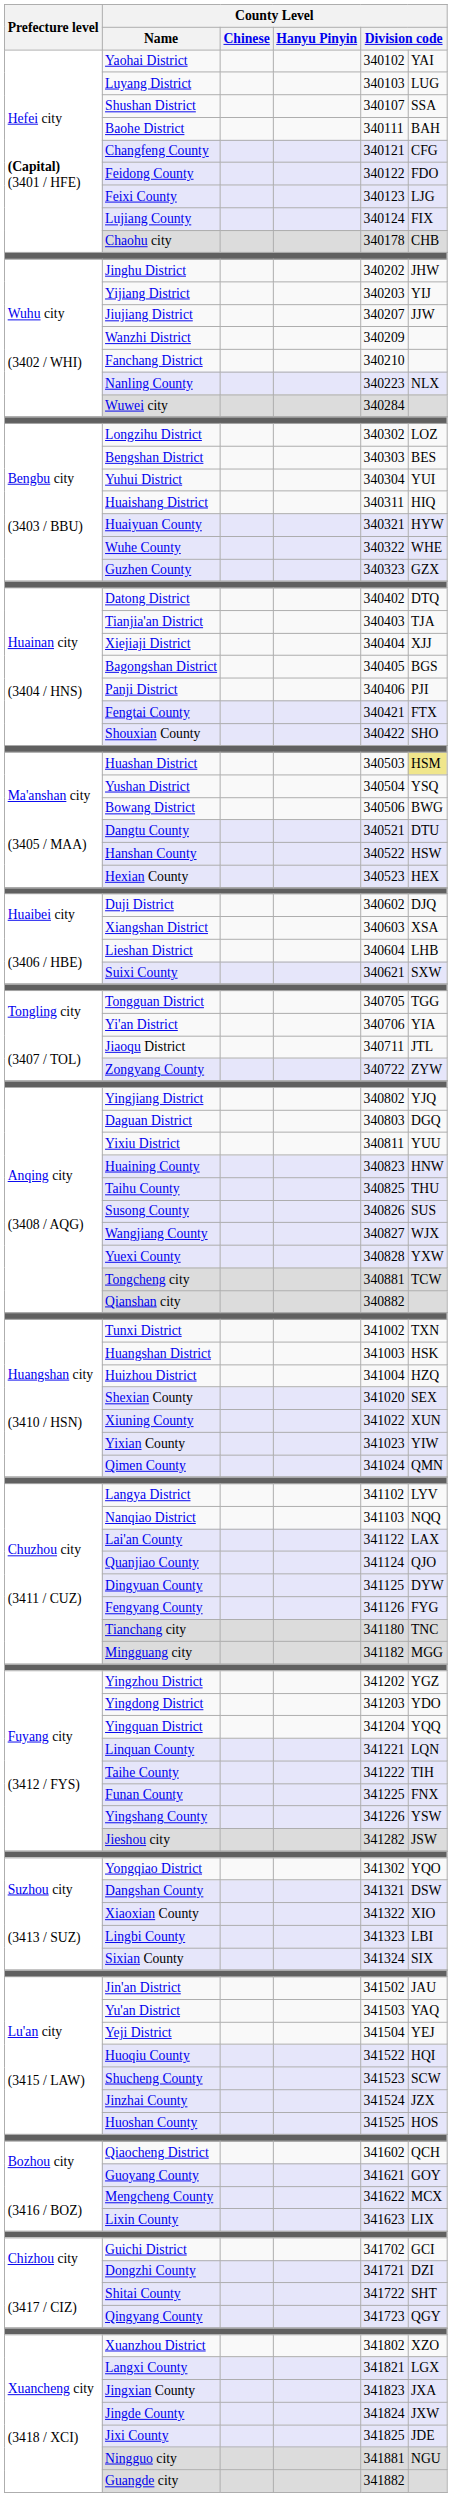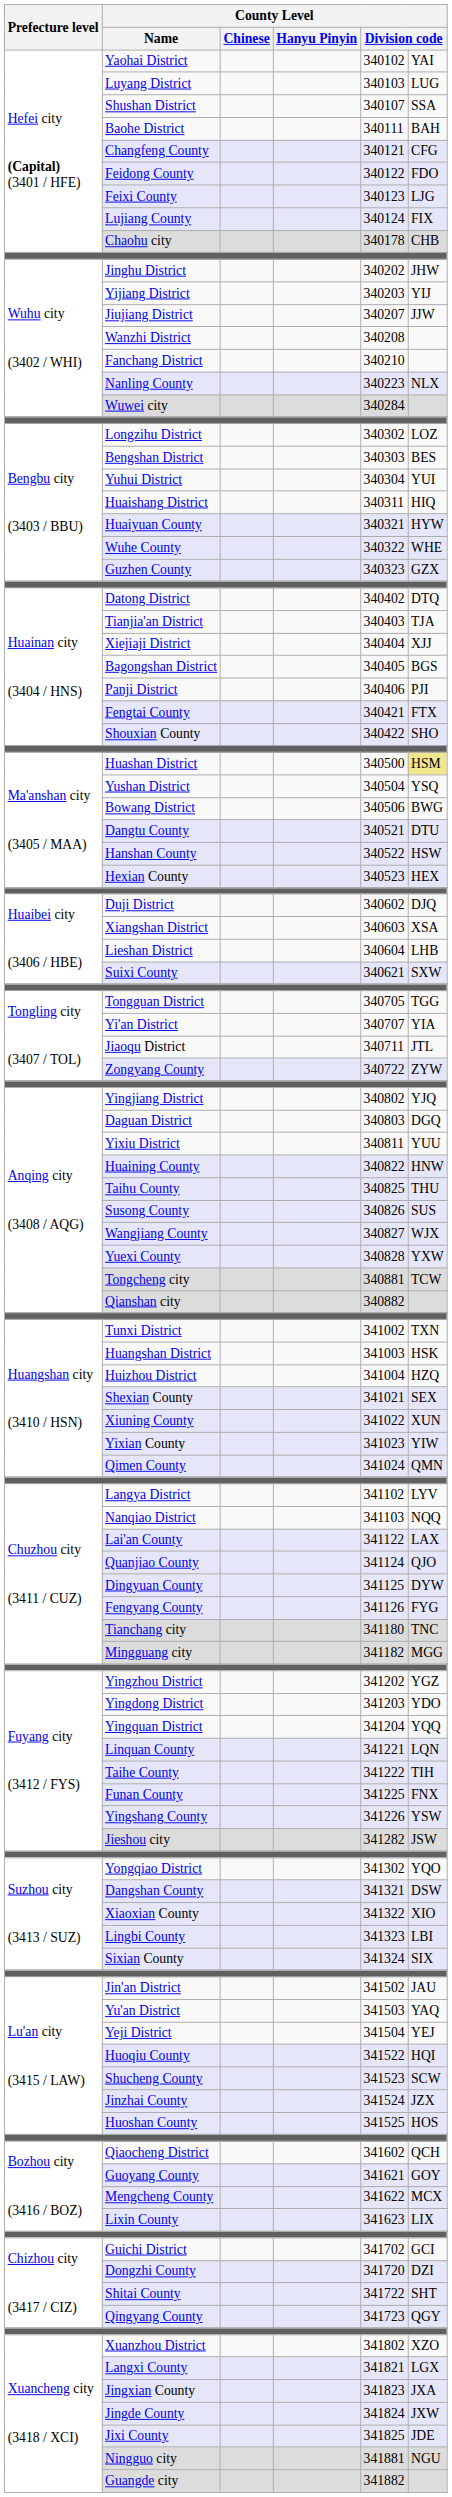(384, 338) 340209 -> (384, 338) 340208
(384, 763) 340503 -> (384, 763) 340500
(384, 1024) 340706 -> (384, 1024) 340707
(384, 1166) 340823 -> (384, 1166) 340822
(384, 1398) 341020 -> (384, 1398) 341021
(384, 2271) 341721 -> (384, 2271) 341720
